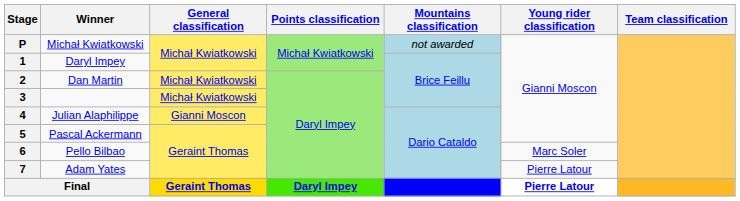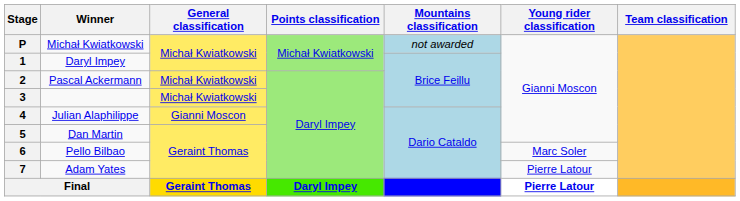(95, 80) Dan Martin -> (95, 80) Pascal Ackermann
(95, 134) Pascal Ackermann -> (95, 134) Dan Martin
